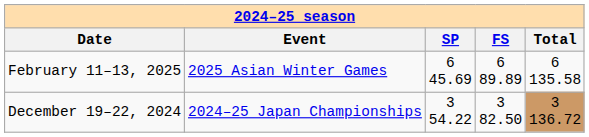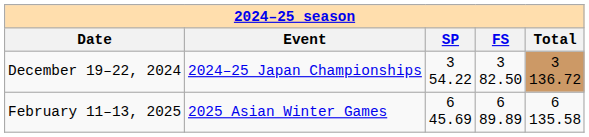rows swapped: (95, 72) <-> (95, 112)
